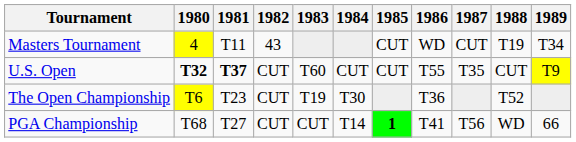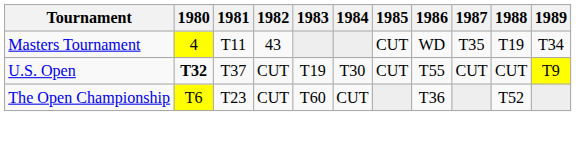(472, 44) CUT -> (472, 44) T35
(233, 71) bold -> (233, 71) normal
(313, 71) T60 -> (313, 71) T19
(352, 71) CUT -> (352, 71) T30
(472, 71) T35 -> (472, 71) CUT
(313, 97) T19 -> (313, 97) T60
(352, 97) T30 -> (352, 97) CUT
- row: (73, 124)
